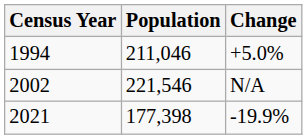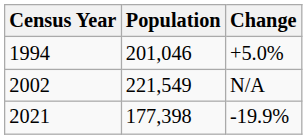(158, 52) 211,046 -> (159, 52) 201,046
(159, 85) 221,546 -> (159, 85) 221,549
